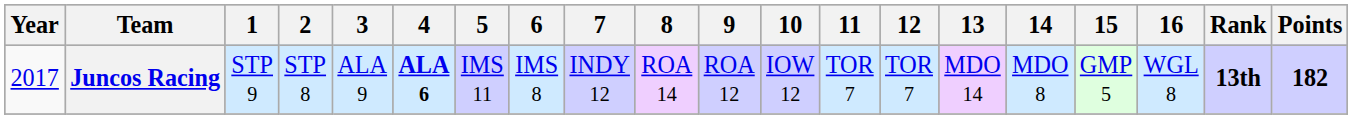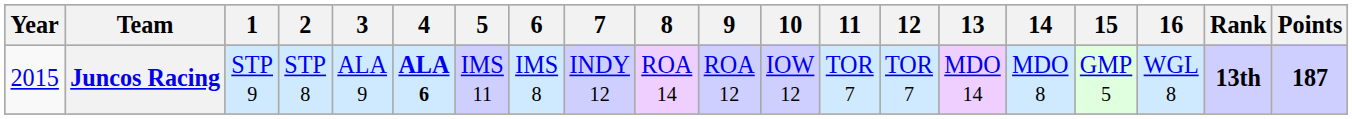(35, 79) 2017 -> (35, 79) 2015
(1310, 79) 182 -> (1310, 79) 187
